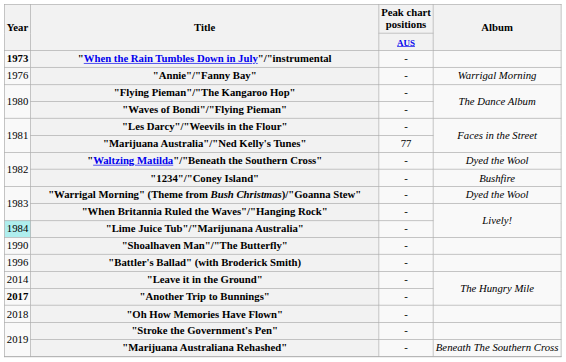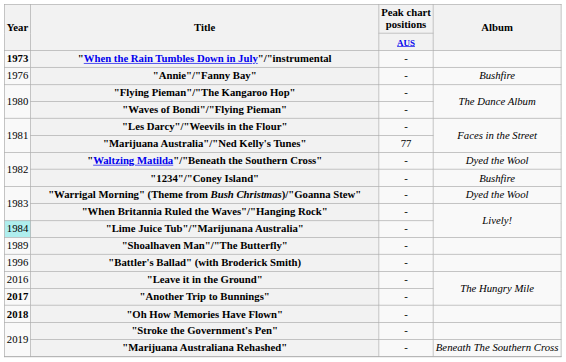(497, 76) Warrigal Morning -> (497, 76) Bushfire
(18, 246) 1990 -> (18, 246) 1989
(18, 280) 2014 -> (18, 280) 2016
(18, 314) normal -> (18, 314) bold
